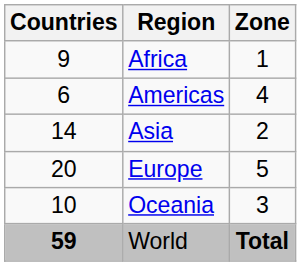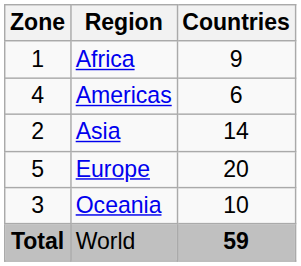columns swapped: (262, 22) <-> (64, 22)
